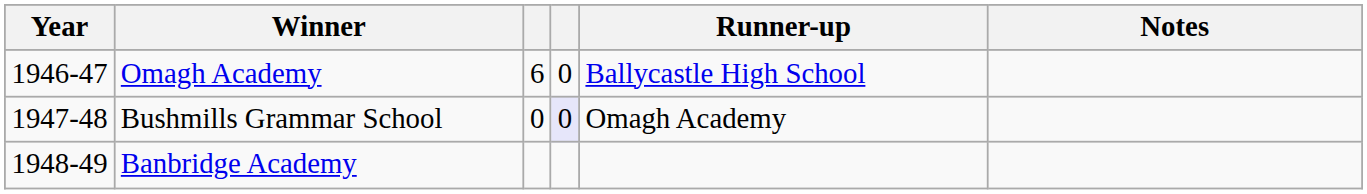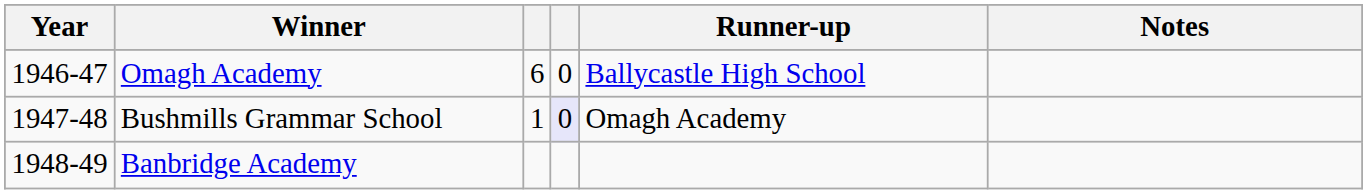(537, 118) 0 -> (537, 118) 1
